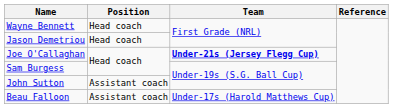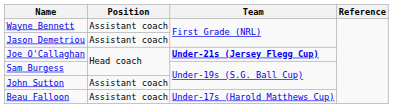(115, 26) Head coach -> (129, 26) Assistant coach
(115, 40) Head coach -> (129, 40) Assistant coach
